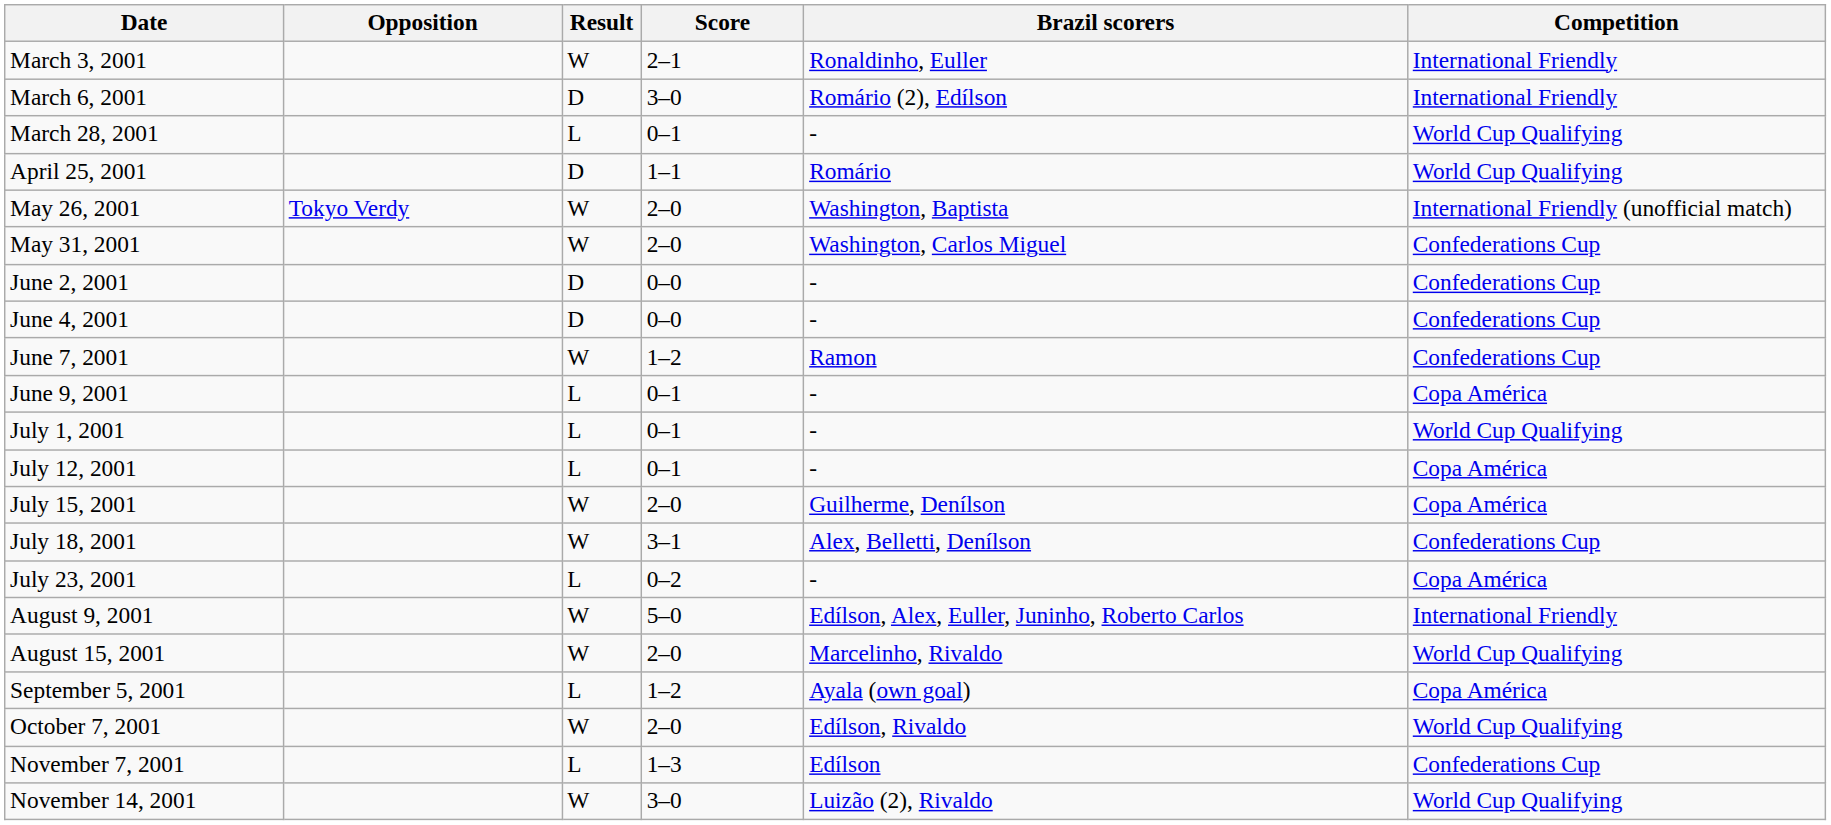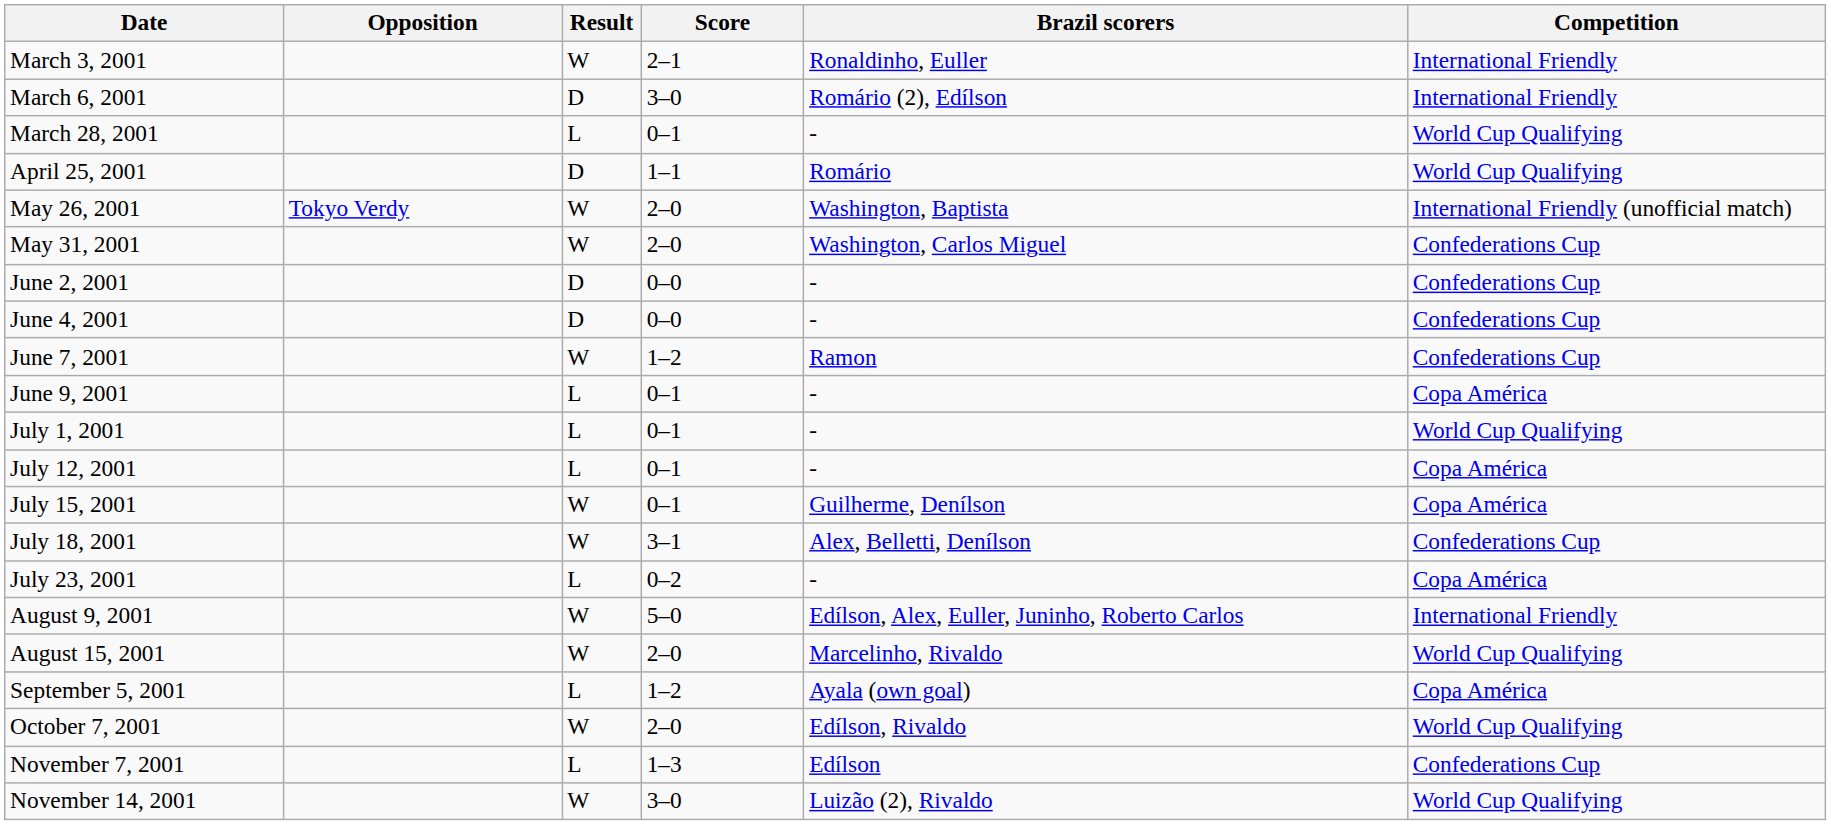(664, 504) 2–0 -> (664, 504) 0–1
